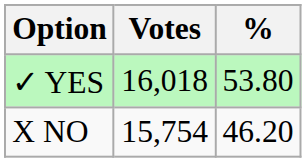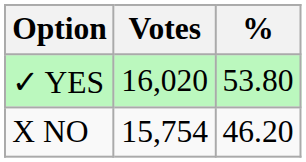(165, 80) 16,018 -> (165, 80) 16,020
